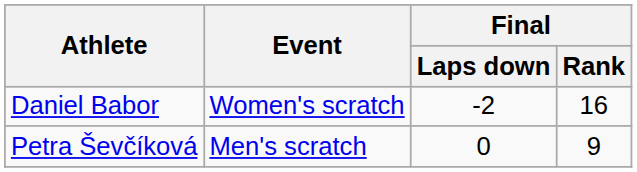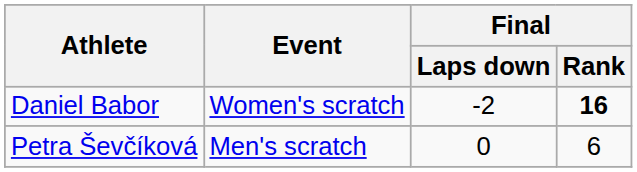(594, 107) normal -> (594, 107) bold
(594, 147) 9 -> (594, 147) 6
